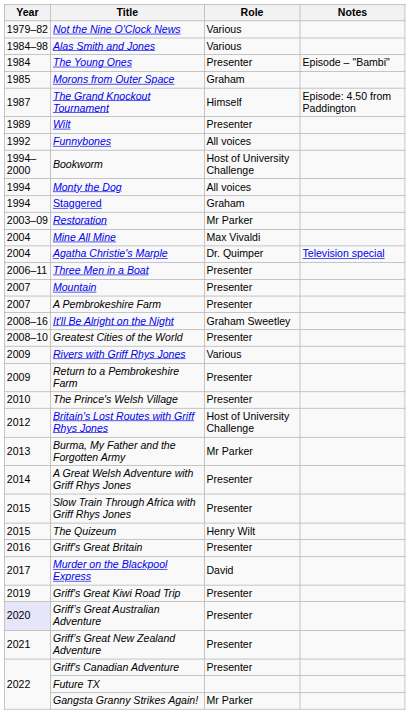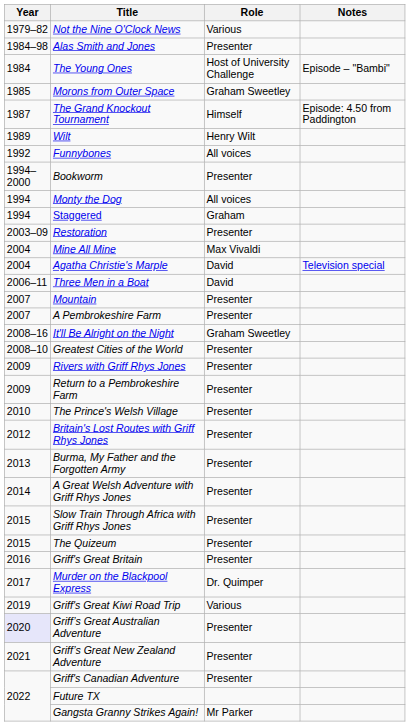(224, 46) Various -> (229, 46) Presenter
(229, 63) Presenter -> (248, 69) Host of University Challenge
(226, 79) Graham -> (248, 91) Graham Sweetley
(229, 125) Presenter -> (231, 137) Henry Wilt
(248, 164) Host of University Challenge -> (229, 176) Presenter
(230, 220) Mr Parker -> (229, 232) Presenter
(235, 254) Dr. Quimper -> (220, 266) David
(229, 271) Presenter -> (220, 282) David
(224, 354) Various -> (229, 366) Presenter
(248, 422) Host of University Challenge -> (229, 434) Presenter
(230, 451) Mr Parker -> (229, 463) Presenter
(231, 531) Henry Wilt -> (229, 543) Presenter
(220, 570) David -> (235, 582) Dr. Quimper
(229, 593) Presenter -> (224, 605) Various
